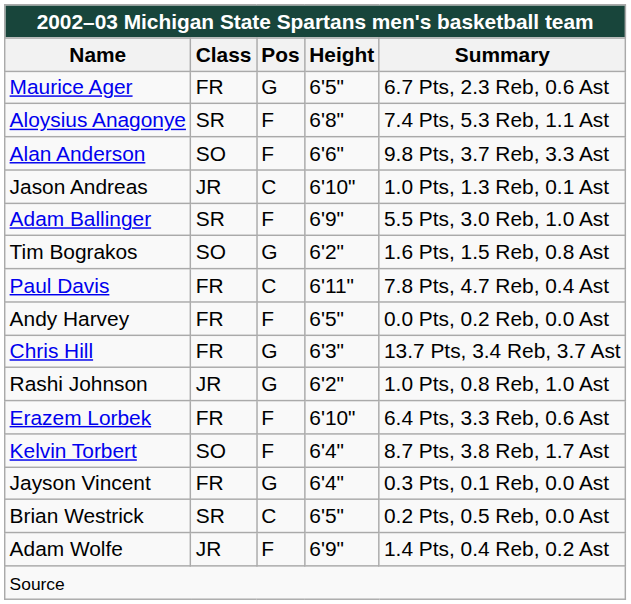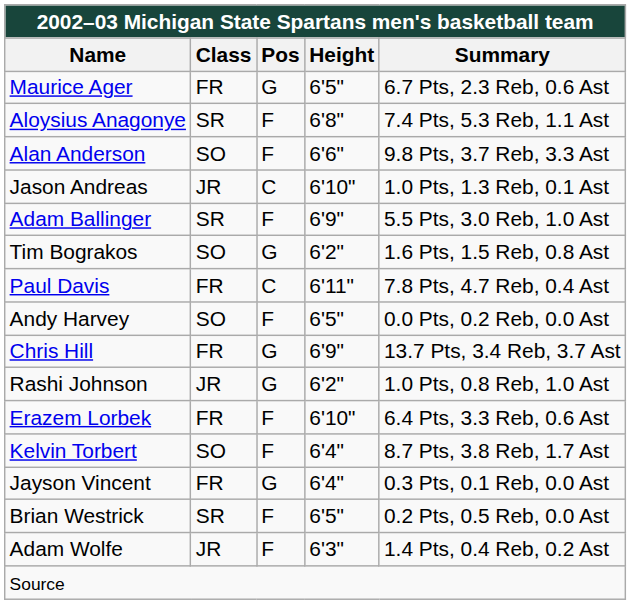(210, 318) FR -> (211, 318) SO
(327, 351) 6'3" -> (327, 351) 6'9"
(269, 516) C -> (268, 516) F
(327, 549) 6'9" -> (327, 549) 6'3"
